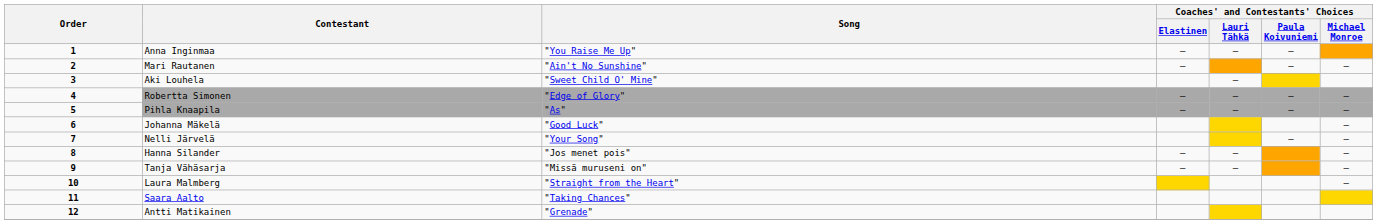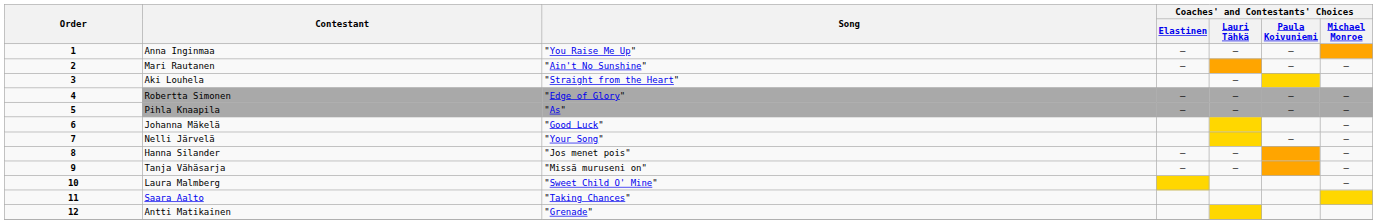(601, 80) "Sweet Child O' Mine" -> (612, 80) "Straight from the Heart"
(612, 183) "Straight from the Heart" -> (601, 183) "Sweet Child O' Mine"
